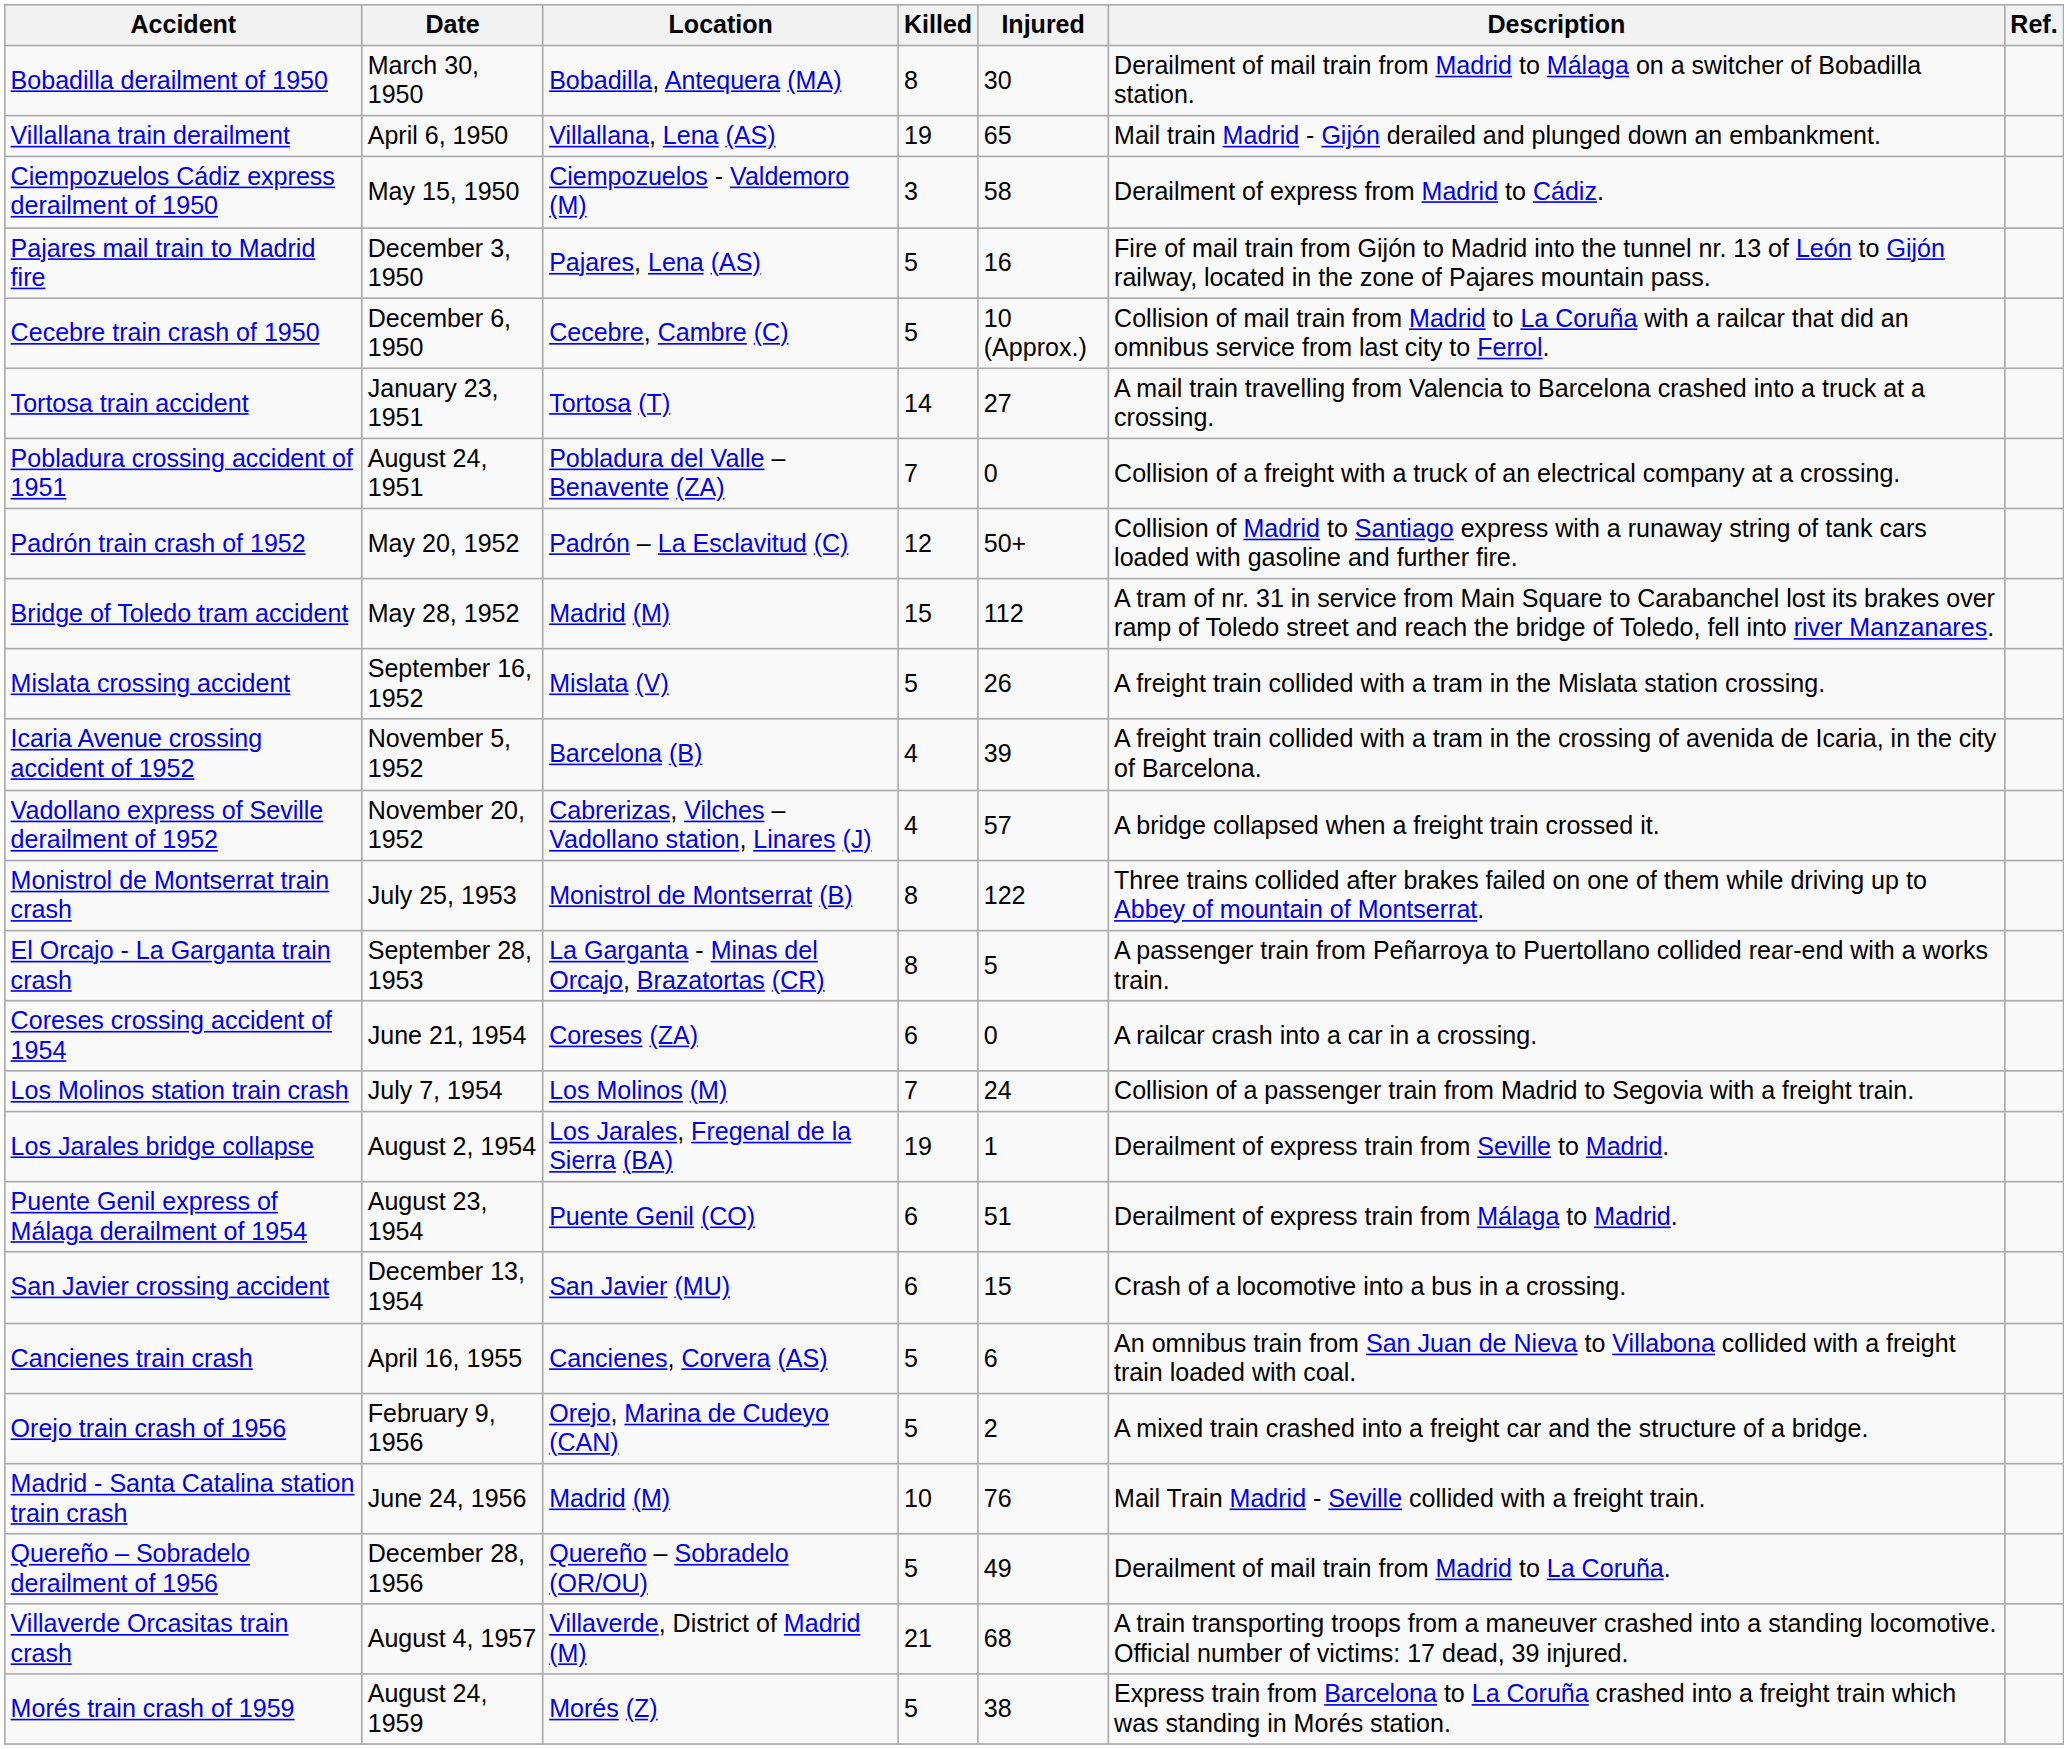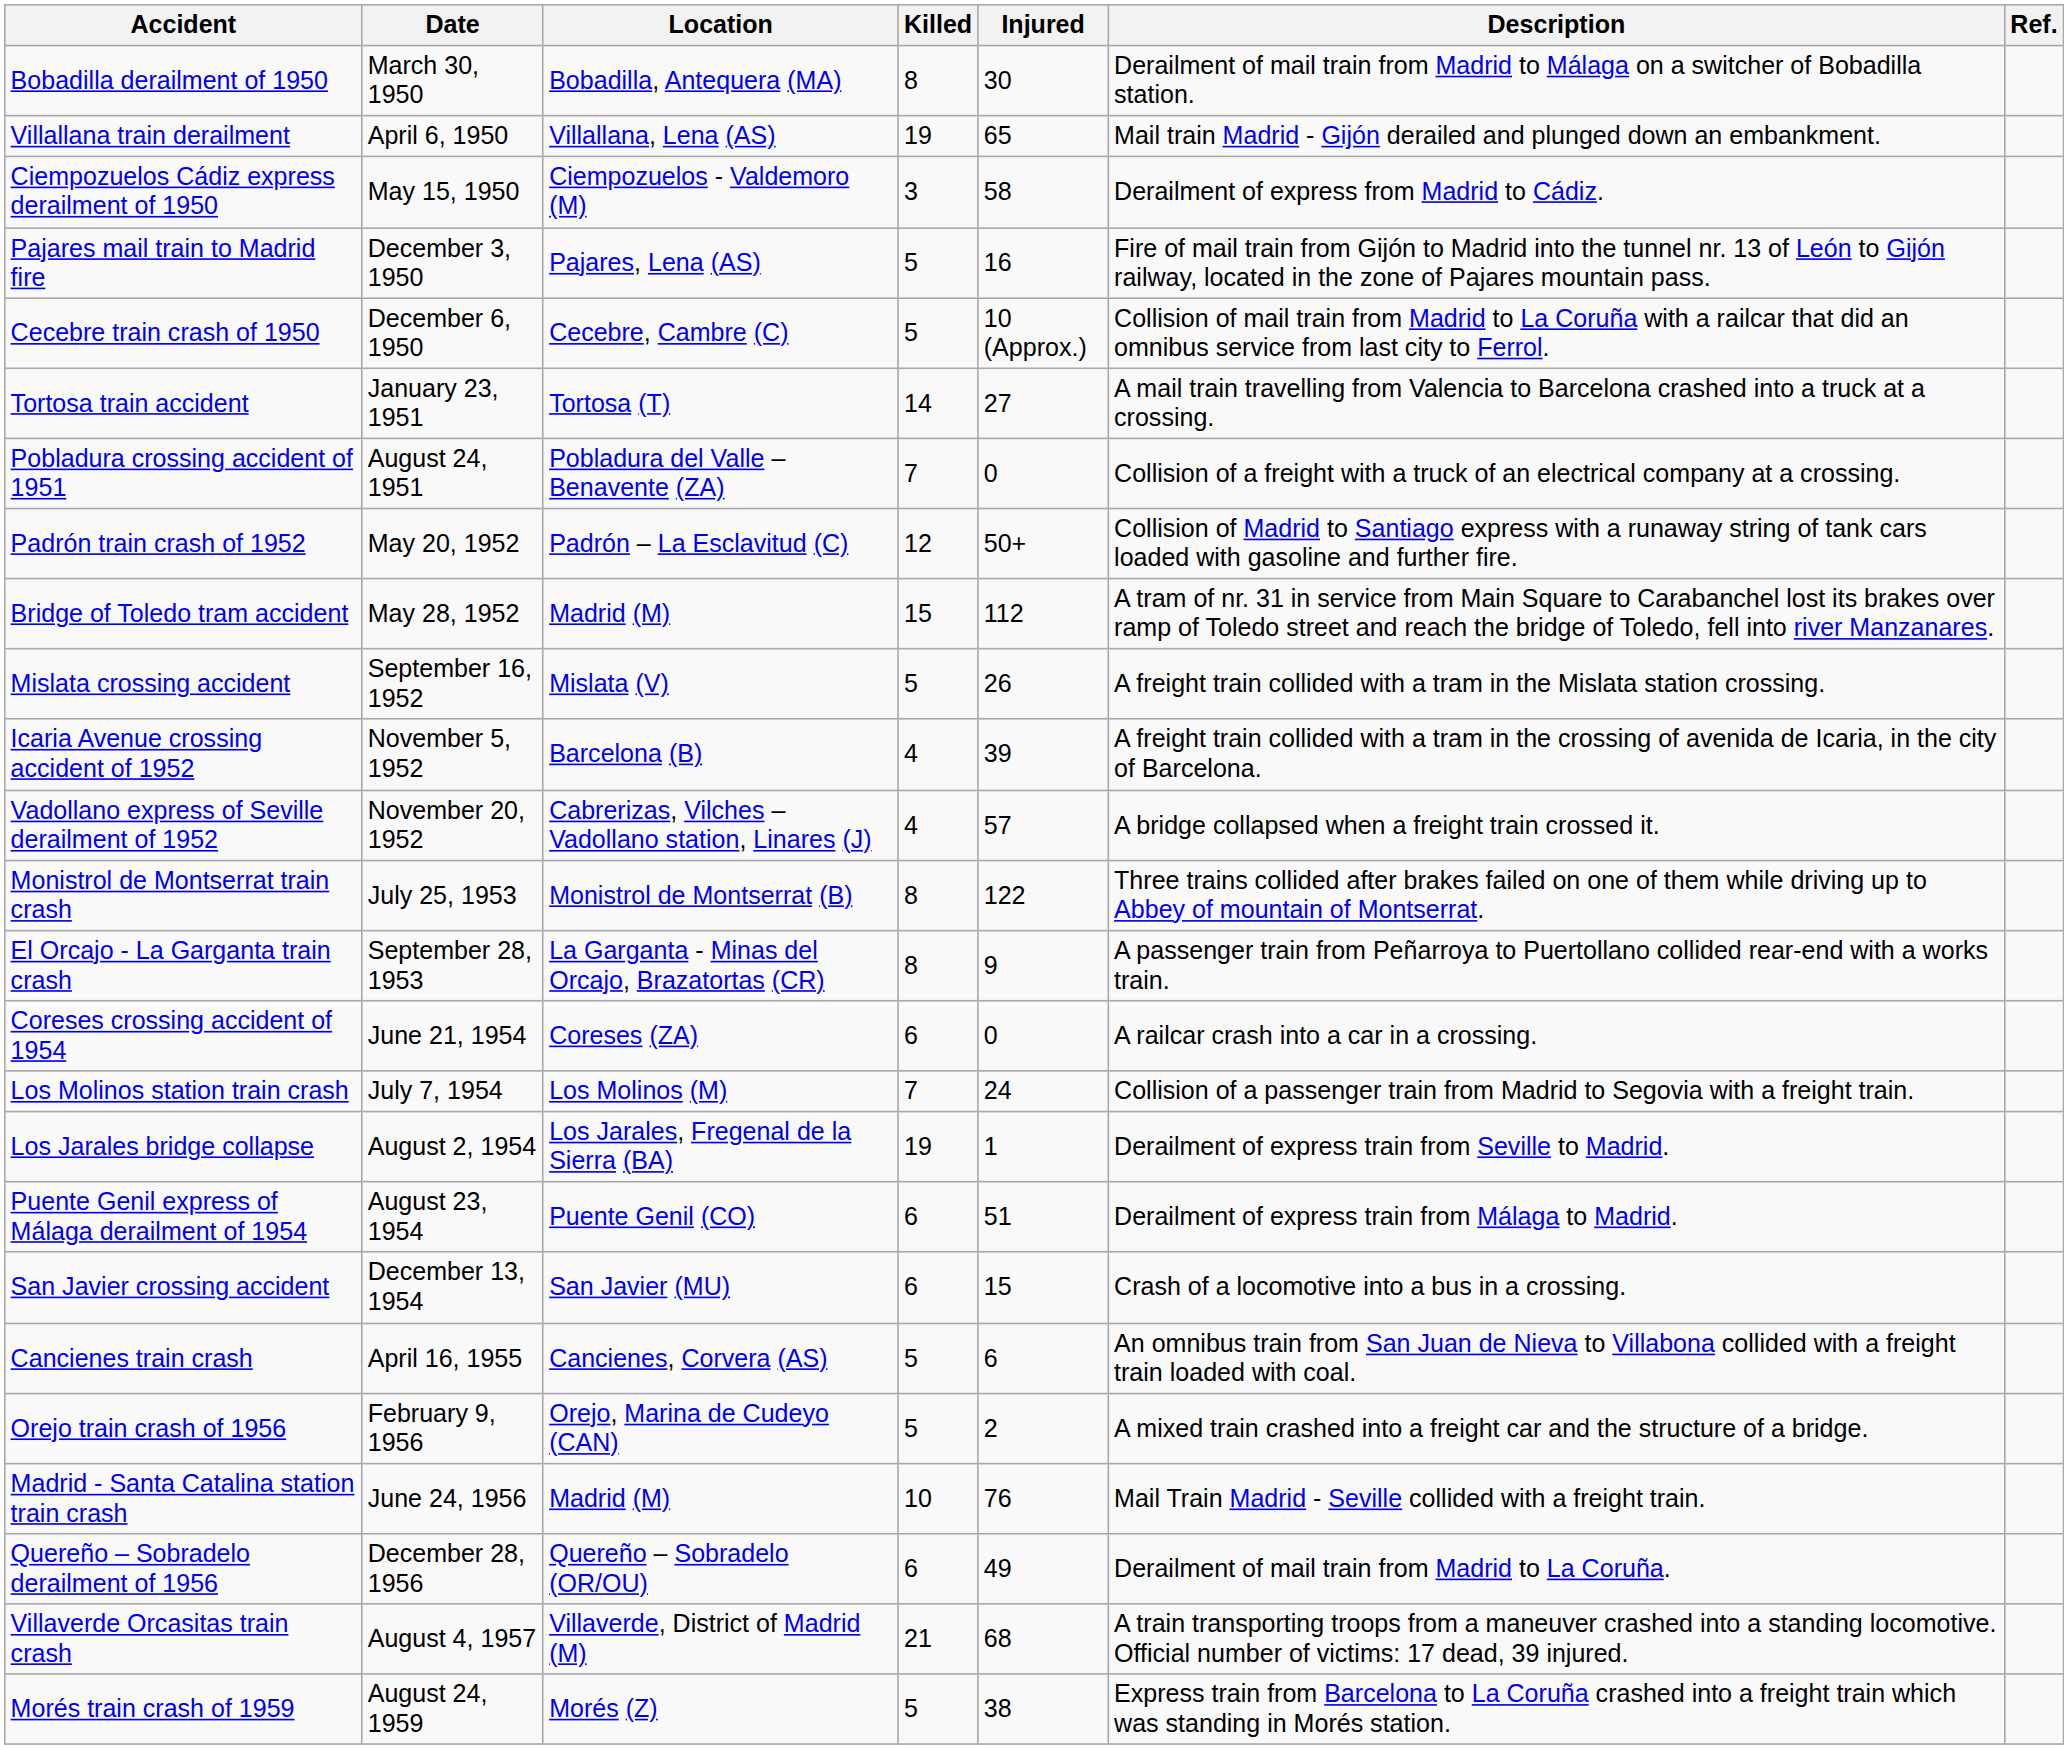(991, 965) 5 -> (991, 965) 9
(911, 1568) 5 -> (911, 1568) 6
